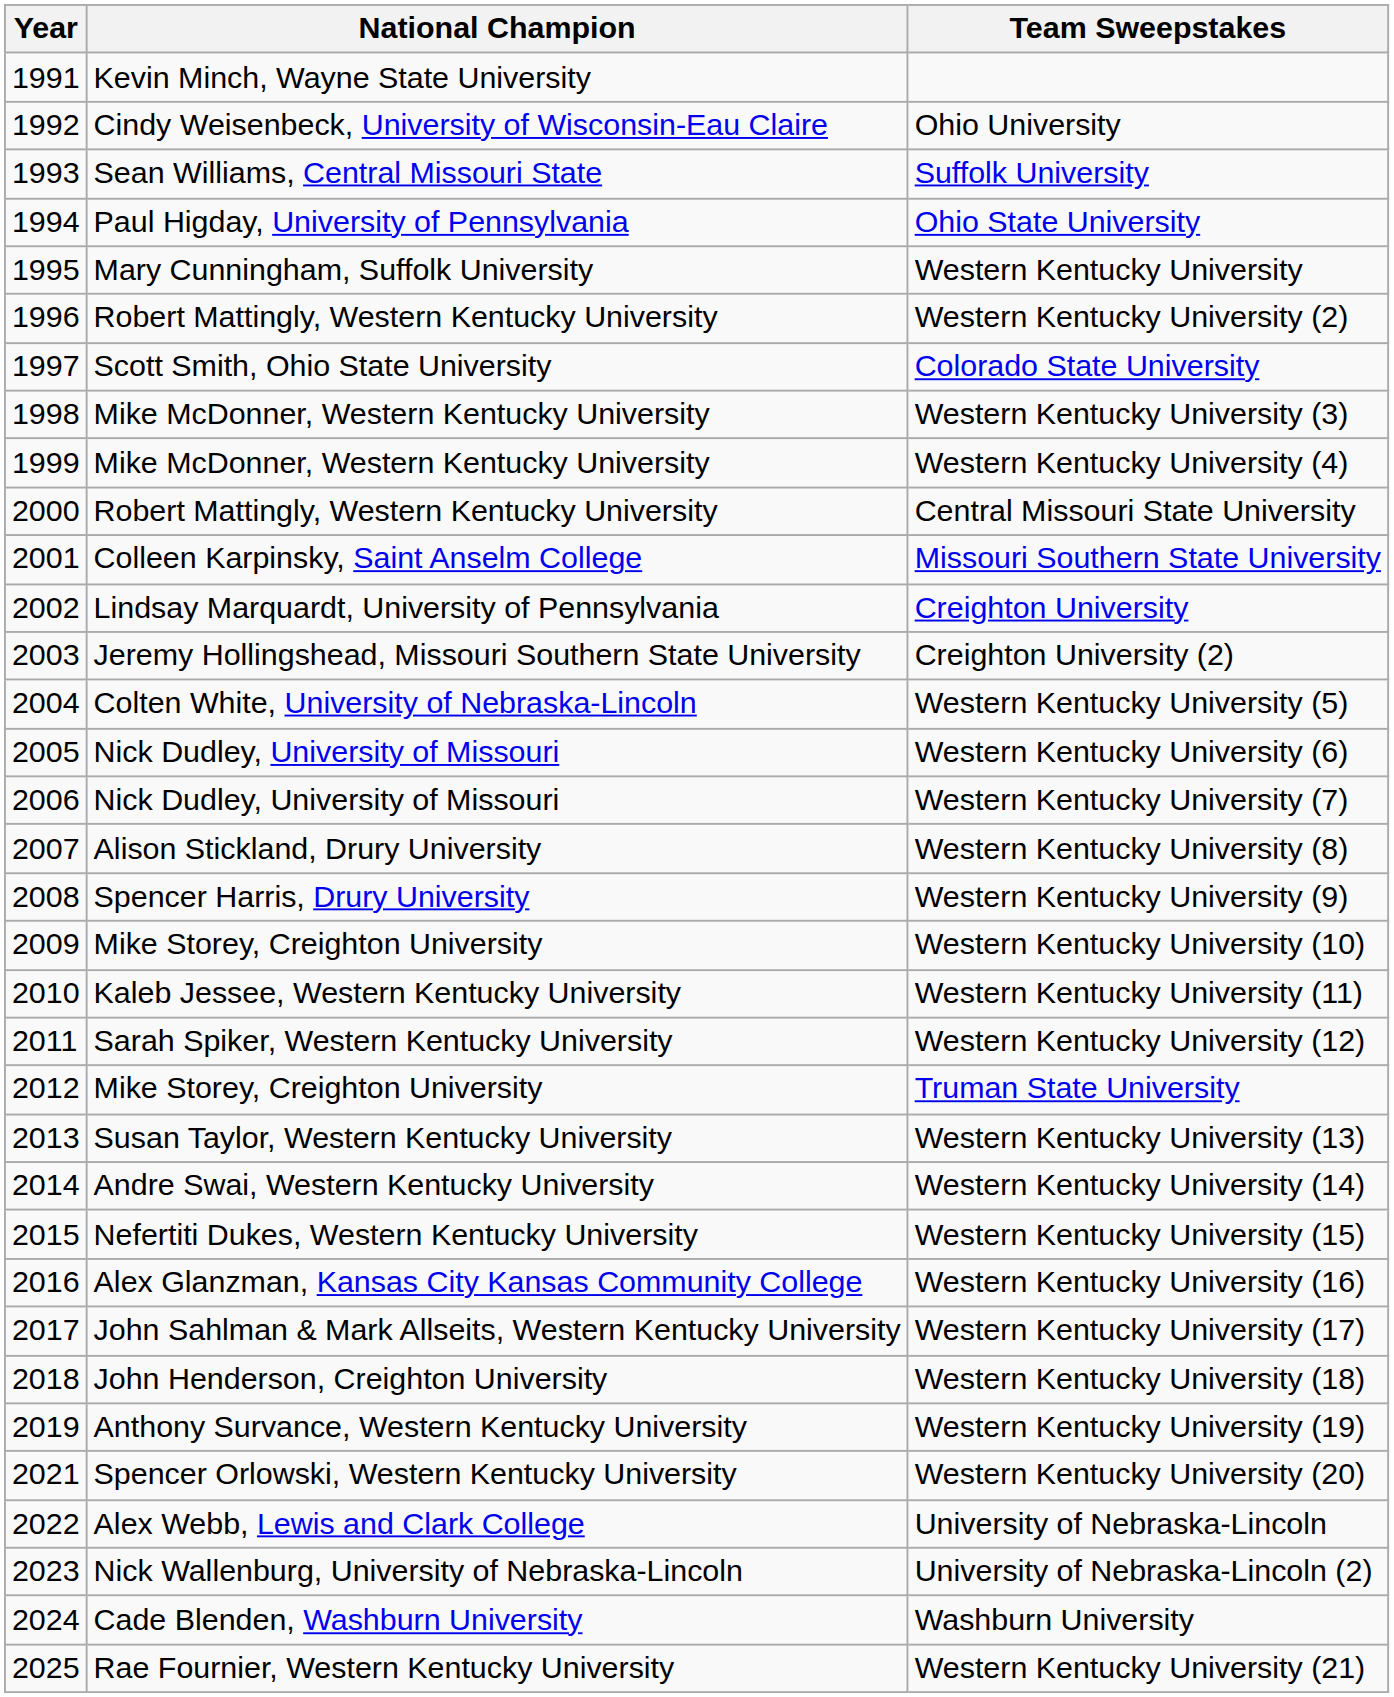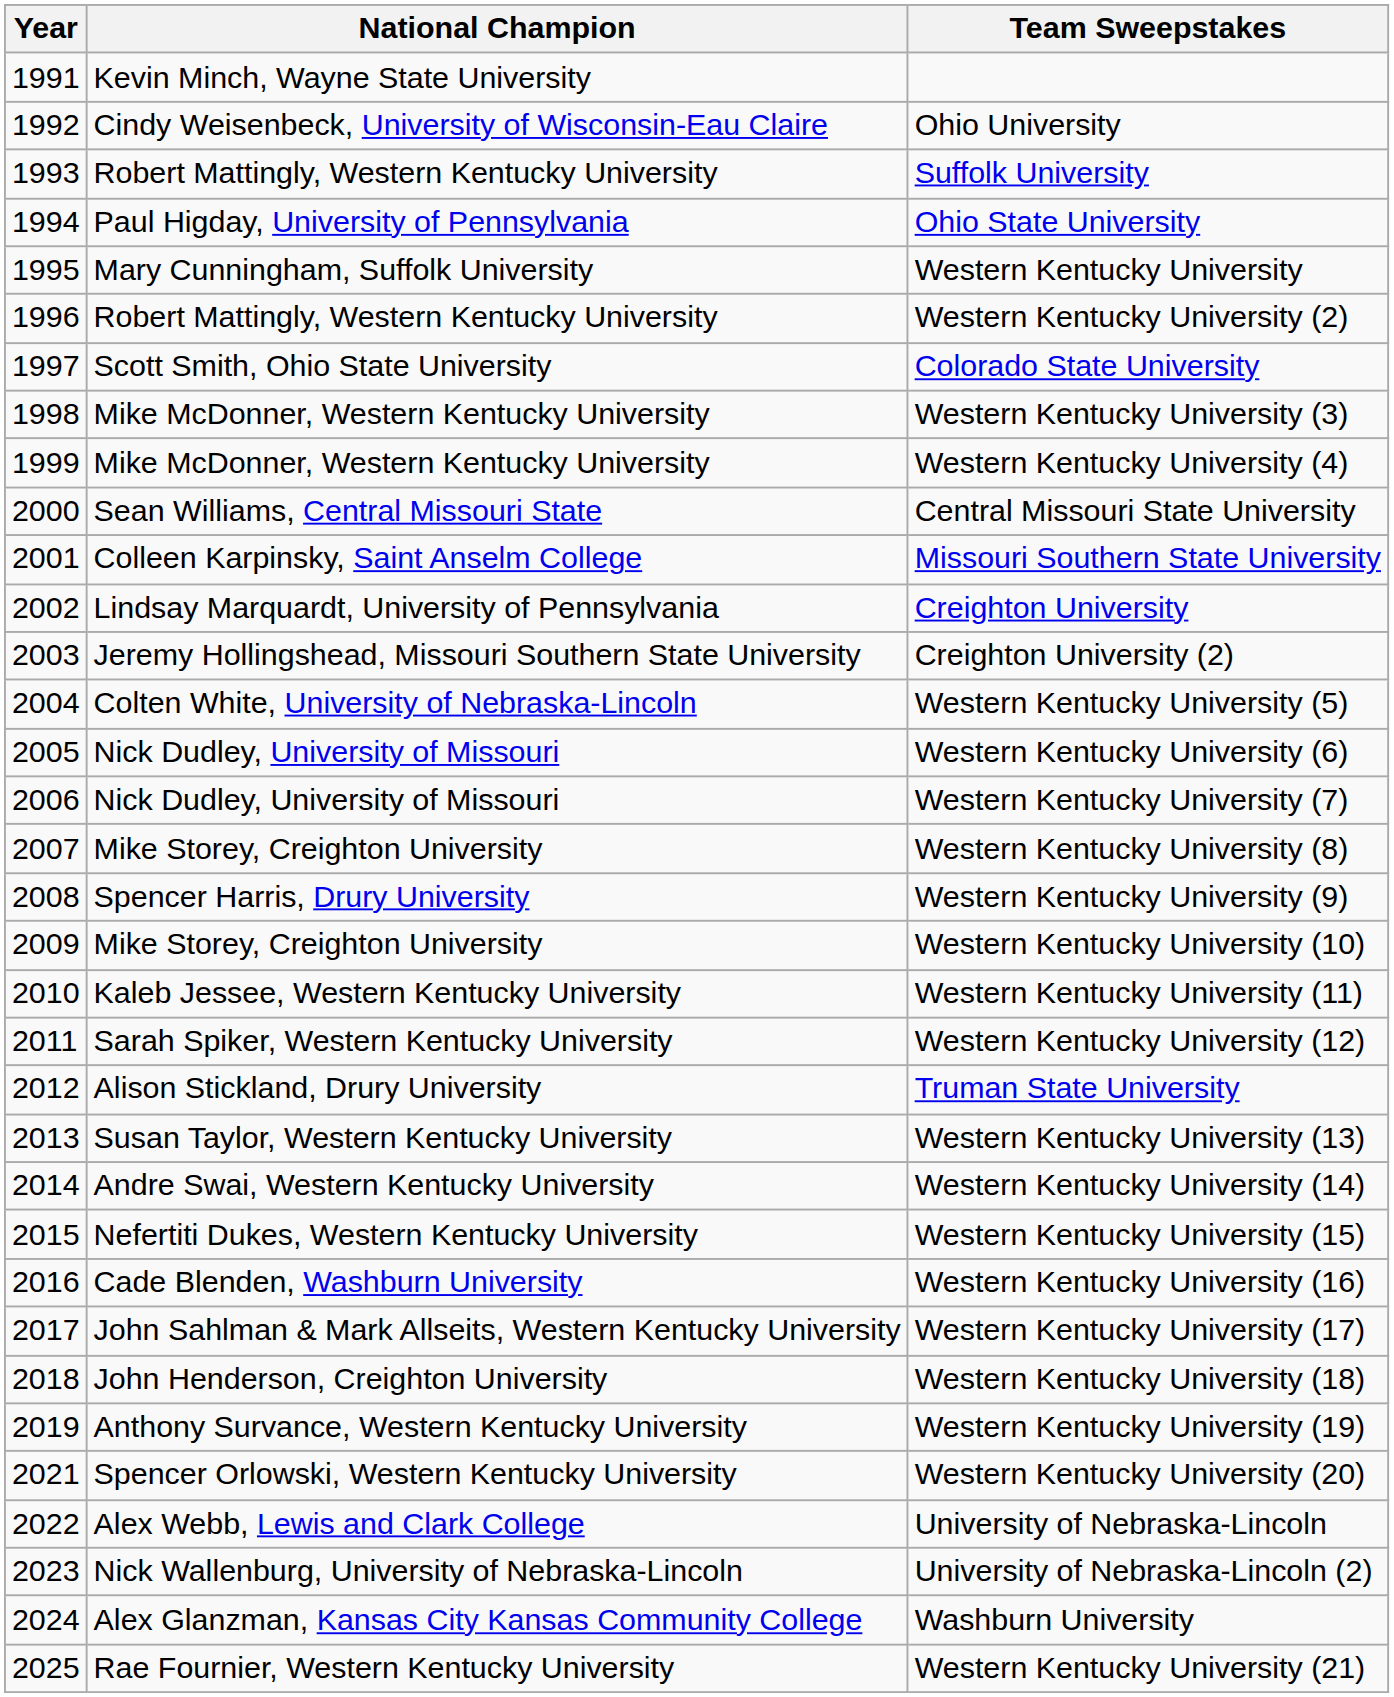(348, 173) Sean Williams, Central Missouri State -> (406, 173) Robert Mattingly, Western Kentucky University
(406, 510) Robert Mattingly, Western Kentucky University -> (348, 510) Sean Williams, Central Missouri State
(317, 848) Alison Stickland, Drury University -> (318, 848) Mike Storey, Creighton University
(318, 1089) Mike Storey, Creighton University -> (317, 1089) Alison Stickland, Drury University
(478, 1282) Alex Glanzman, Kansas City Kansas Community College -> (338, 1282) Cade Blenden, Washburn University
(338, 1619) Cade Blenden, Washburn University -> (478, 1619) Alex Glanzman, Kansas City Kansas Community College
